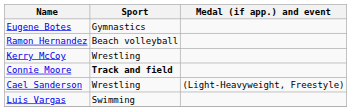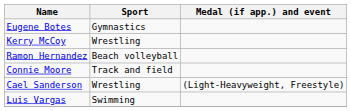rows swapped: (47, 41) <-> (36, 56)
(132, 70) bold -> (132, 70) normal
